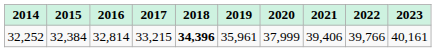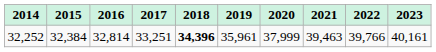(154, 36) 33,215 -> (154, 36) 33,251
(324, 36) 39,406 -> (324, 36) 39,463
